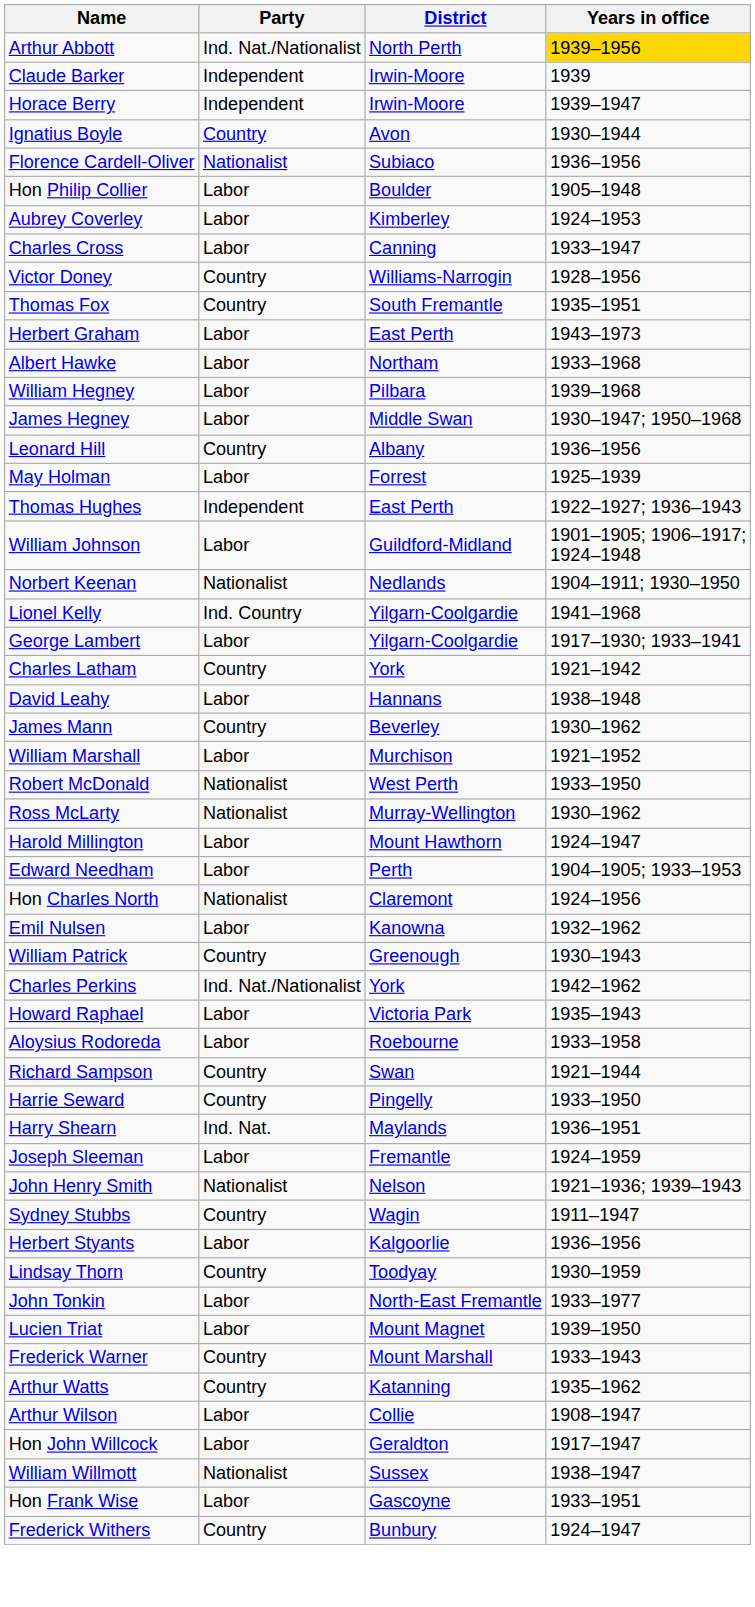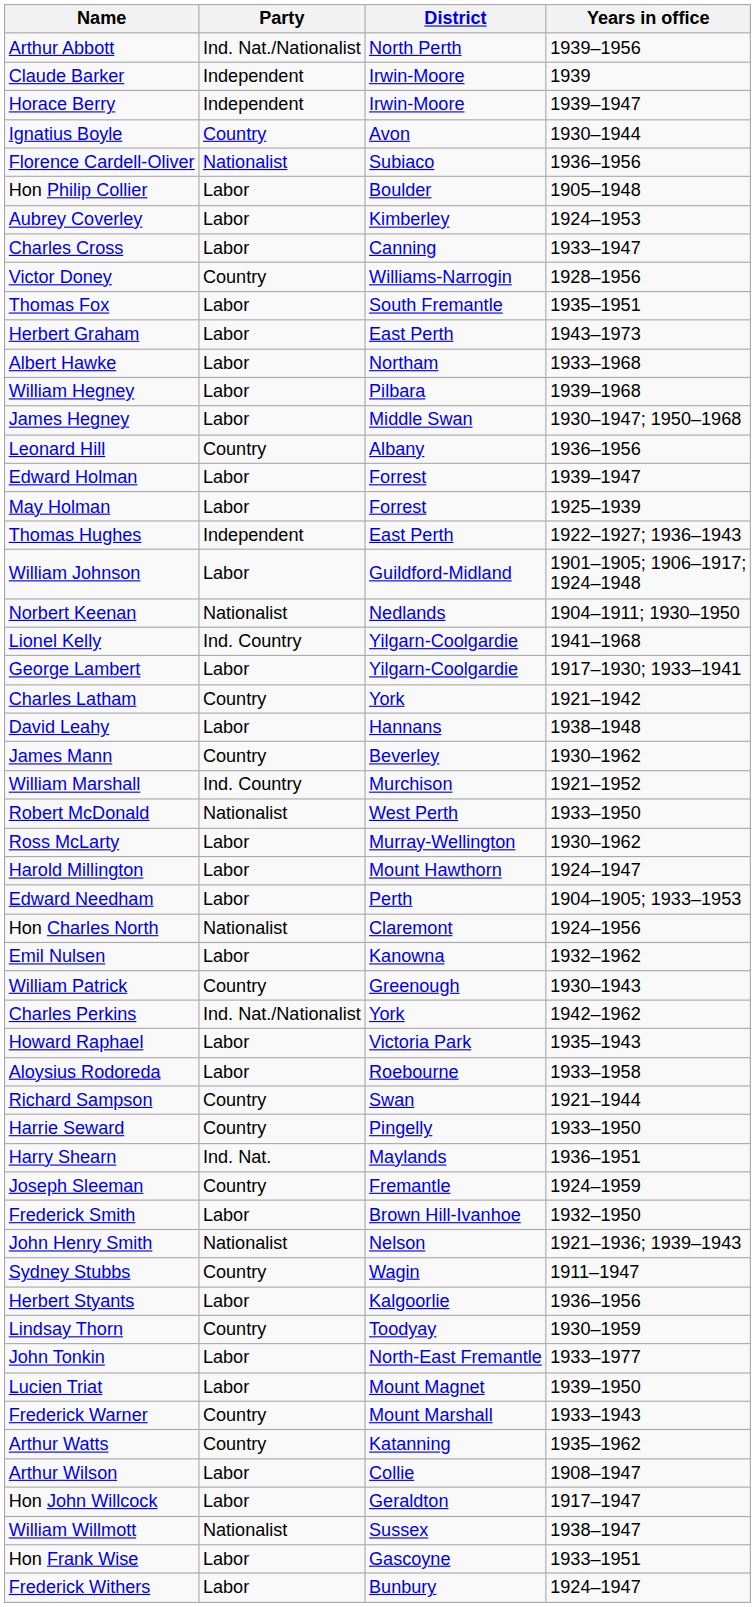(595, 47) gold background -> (595, 47) no background
(235, 305) Country -> (226, 305) Labor
+ row: (73, 477)
(226, 756) Labor -> (252, 784) Ind. Country
(245, 813) Nationalist -> (226, 842) Labor
(226, 1157) Labor -> (235, 1186) Country
+ row: (72, 1214)
(235, 1530) Country -> (226, 1587) Labor
